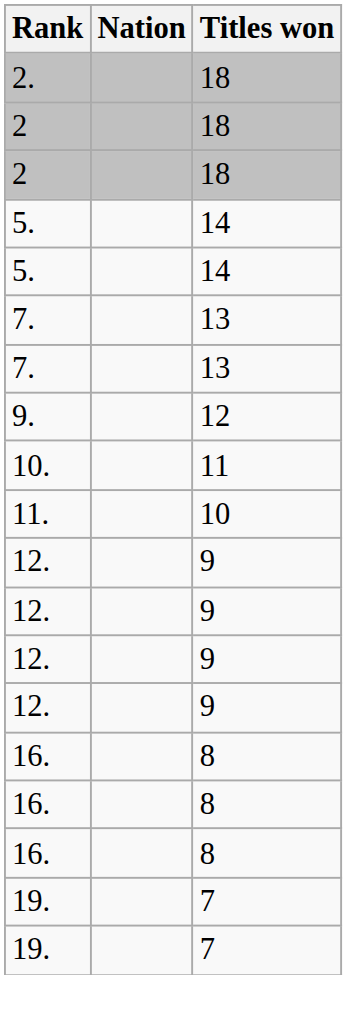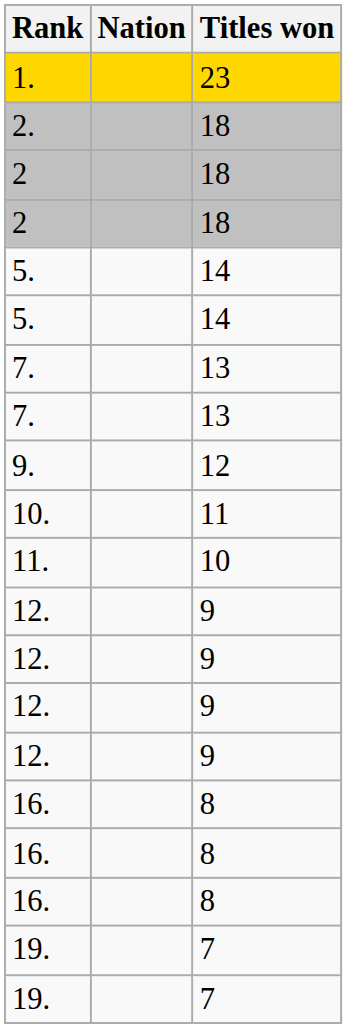+ row: (23, 77)
